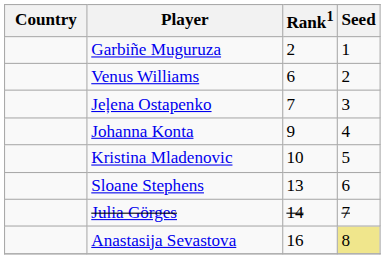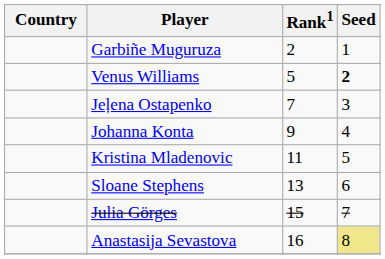(291, 77) 6 -> (291, 77) 5
(346, 77) normal -> (346, 77) bold
(295, 158) 10 -> (295, 158) 11
(295, 212) 14 -> (295, 212) 15
